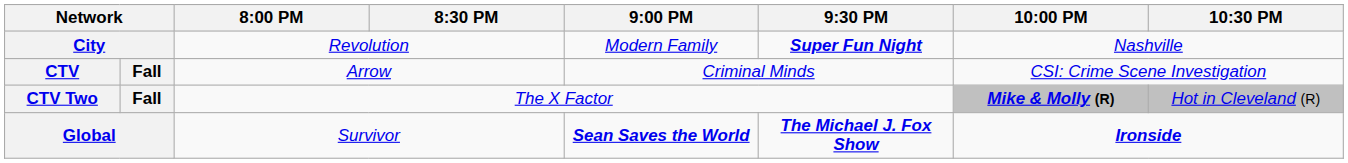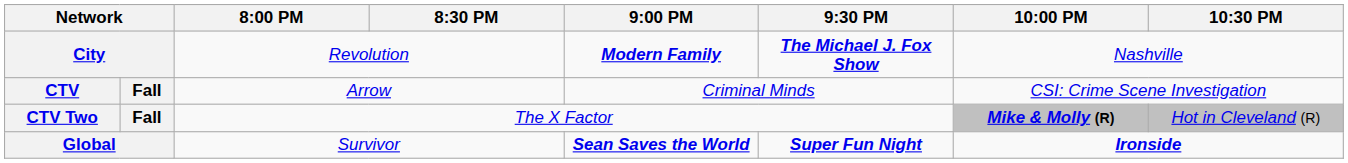(661, 44) normal -> (661, 54) bold
(856, 44) Super Fun Night -> (856, 54) The Michael J. Fox Show
(856, 135) The Michael J. Fox Show -> (856, 144) Super Fun Night
